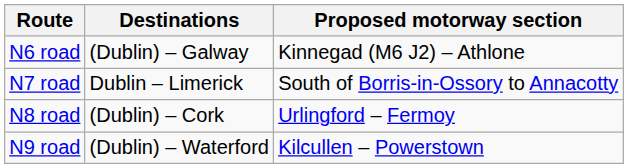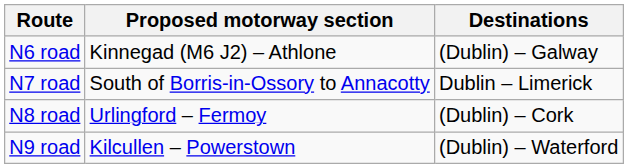columns swapped: (448, 20) <-> (179, 20)
